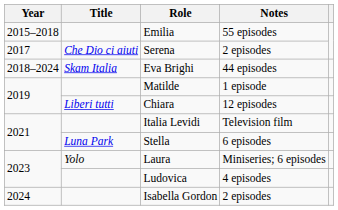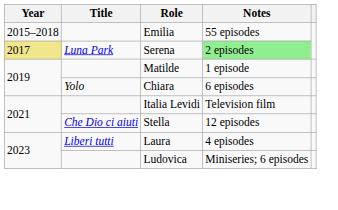(19, 50) no background -> (19, 50) khaki background
(101, 50) Che Dio ci aiuti -> (89, 50) Luna Park
(247, 50) no background -> (229, 50) lightgreen background
- row: (169, 68)
(89, 104) Liberi tutti -> (74, 86) Yolo
(250, 104) 12 episodes -> (229, 86) 6 episodes
(89, 141) Luna Park -> (101, 123) Che Dio ci aiuti
(247, 141) 6 episodes -> (232, 123) 12 episodes
(74, 159) Yolo -> (89, 141) Liberi tutti
(274, 159) Miniseries; 6 episodes -> (229, 141) 4 episodes
(247, 178) 4 episodes -> (257, 159) Miniseries; 6 episodes
- row: (180, 196)
